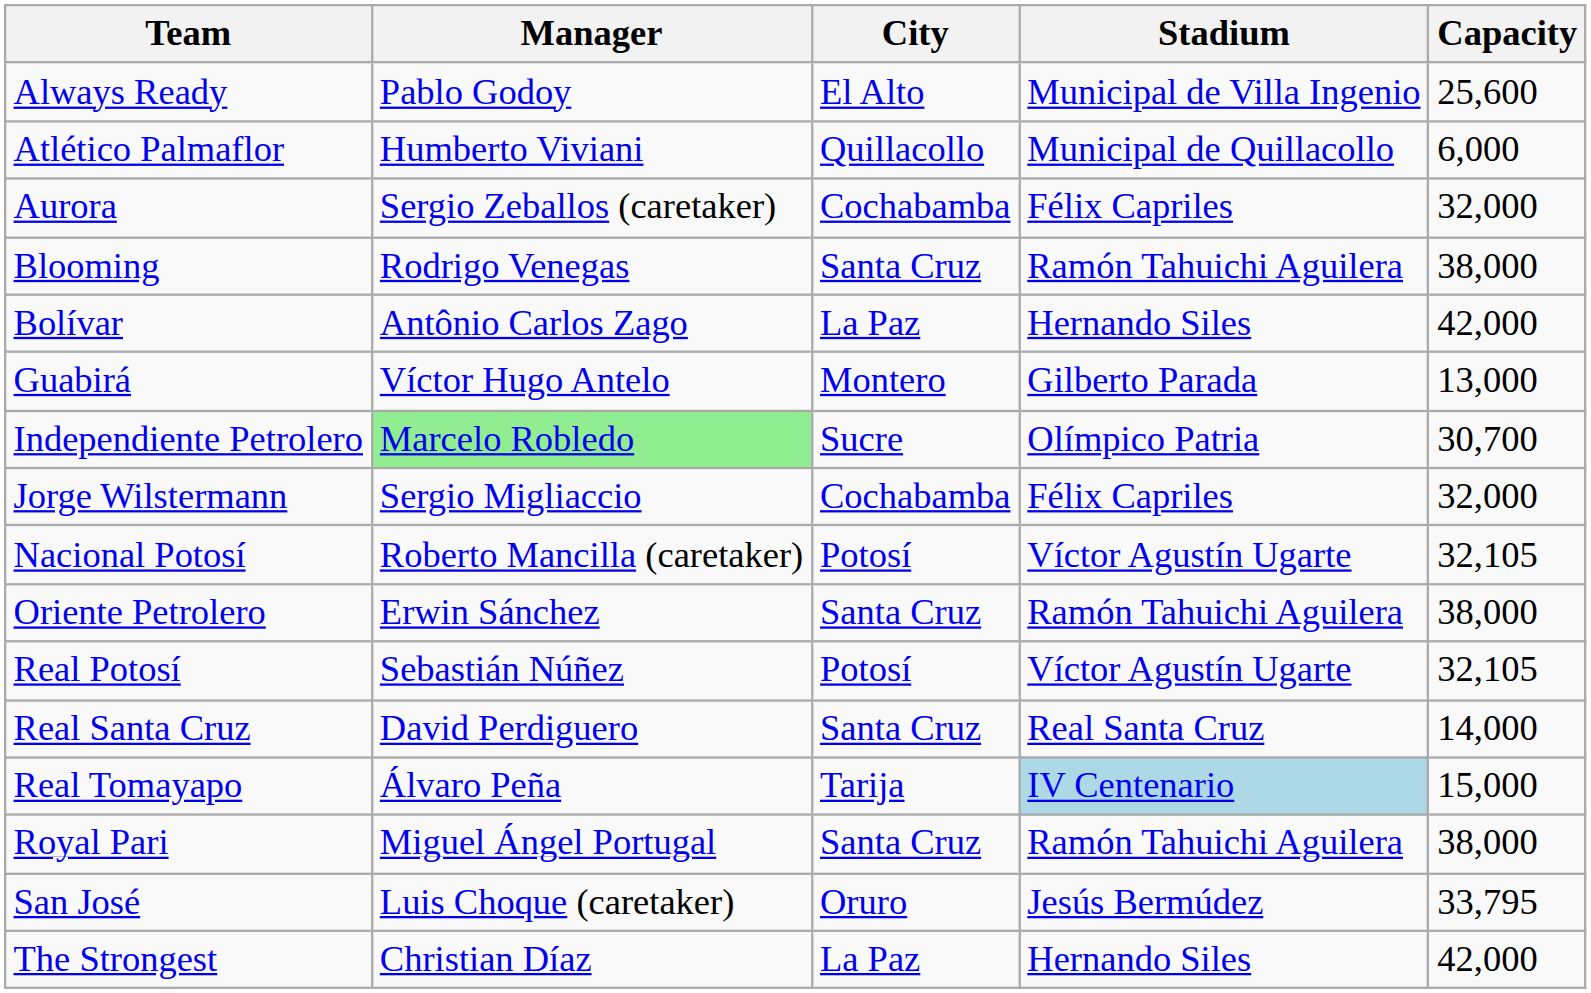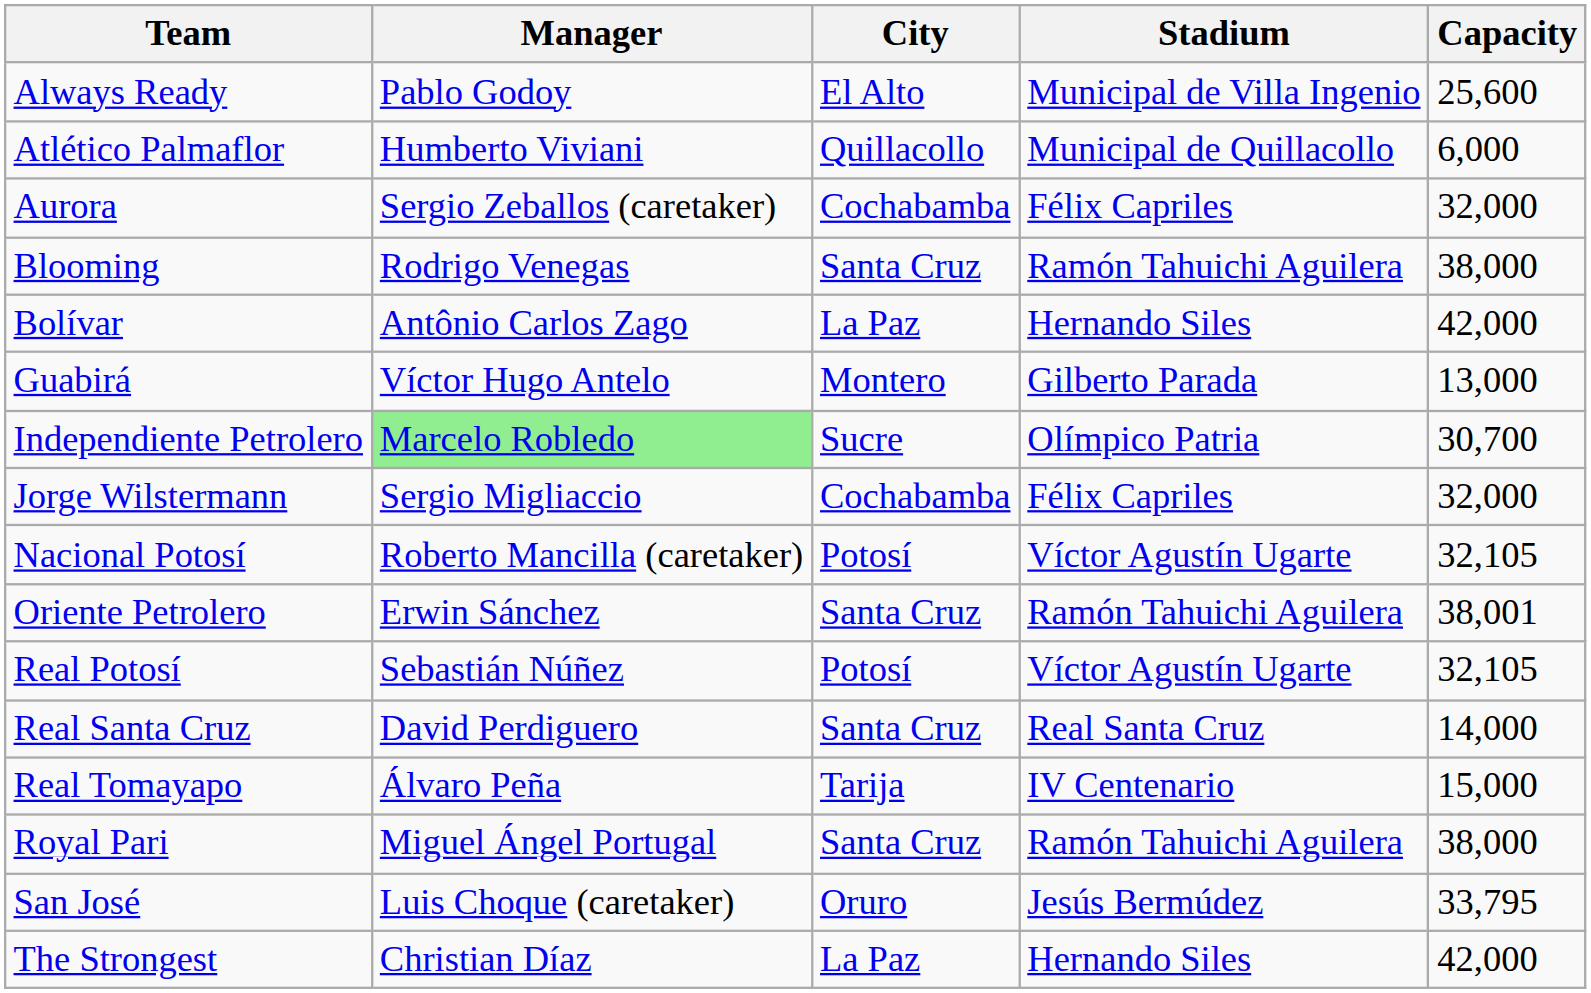(1488, 611) 38,000 -> (1488, 611) 38,001
(1131, 785) lightblue background -> (1131, 785) no background
